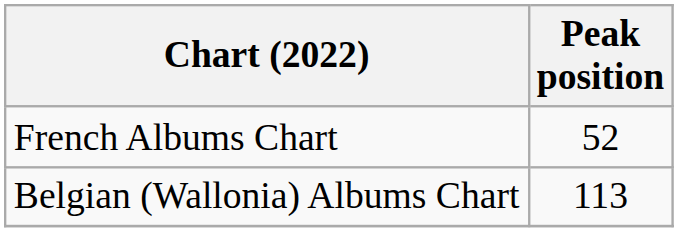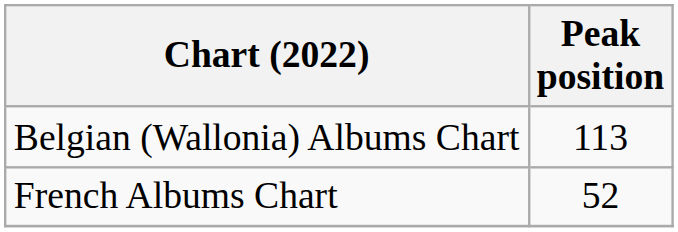rows swapped: (267, 195) <-> (176, 136)
